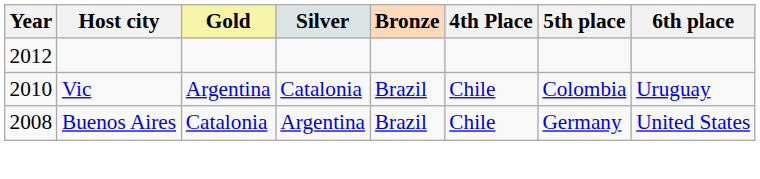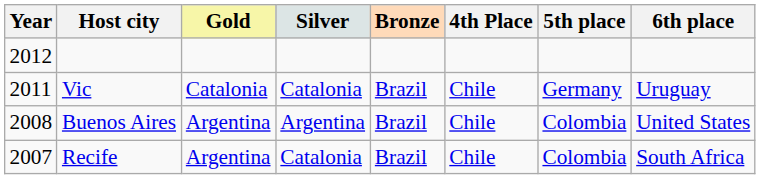(31, 88) 2010 -> (30, 88) 2011
(228, 88) Argentina -> (227, 88) Catalonia
(584, 88) Colombia -> (582, 88) Germany
(227, 122) Catalonia -> (228, 122) Argentina
(582, 122) Germany -> (584, 122) Colombia
+ row: (90, 156)
